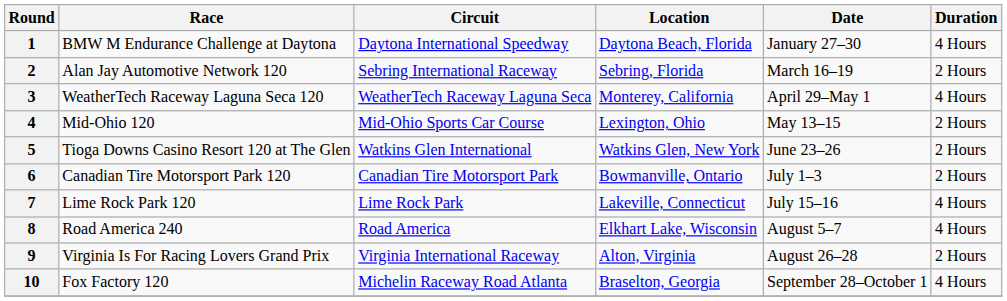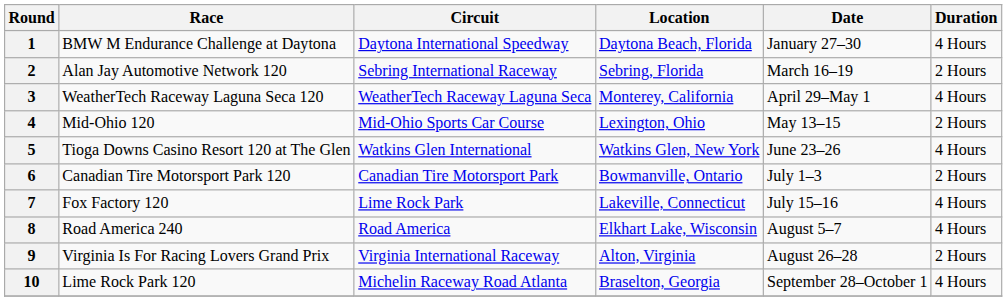(961, 149) 2 Hours -> (961, 149) 4 Hours
(129, 202) Lime Rock Park 120 -> (115, 202) Fox Factory 120
(115, 282) Fox Factory 120 -> (129, 282) Lime Rock Park 120
